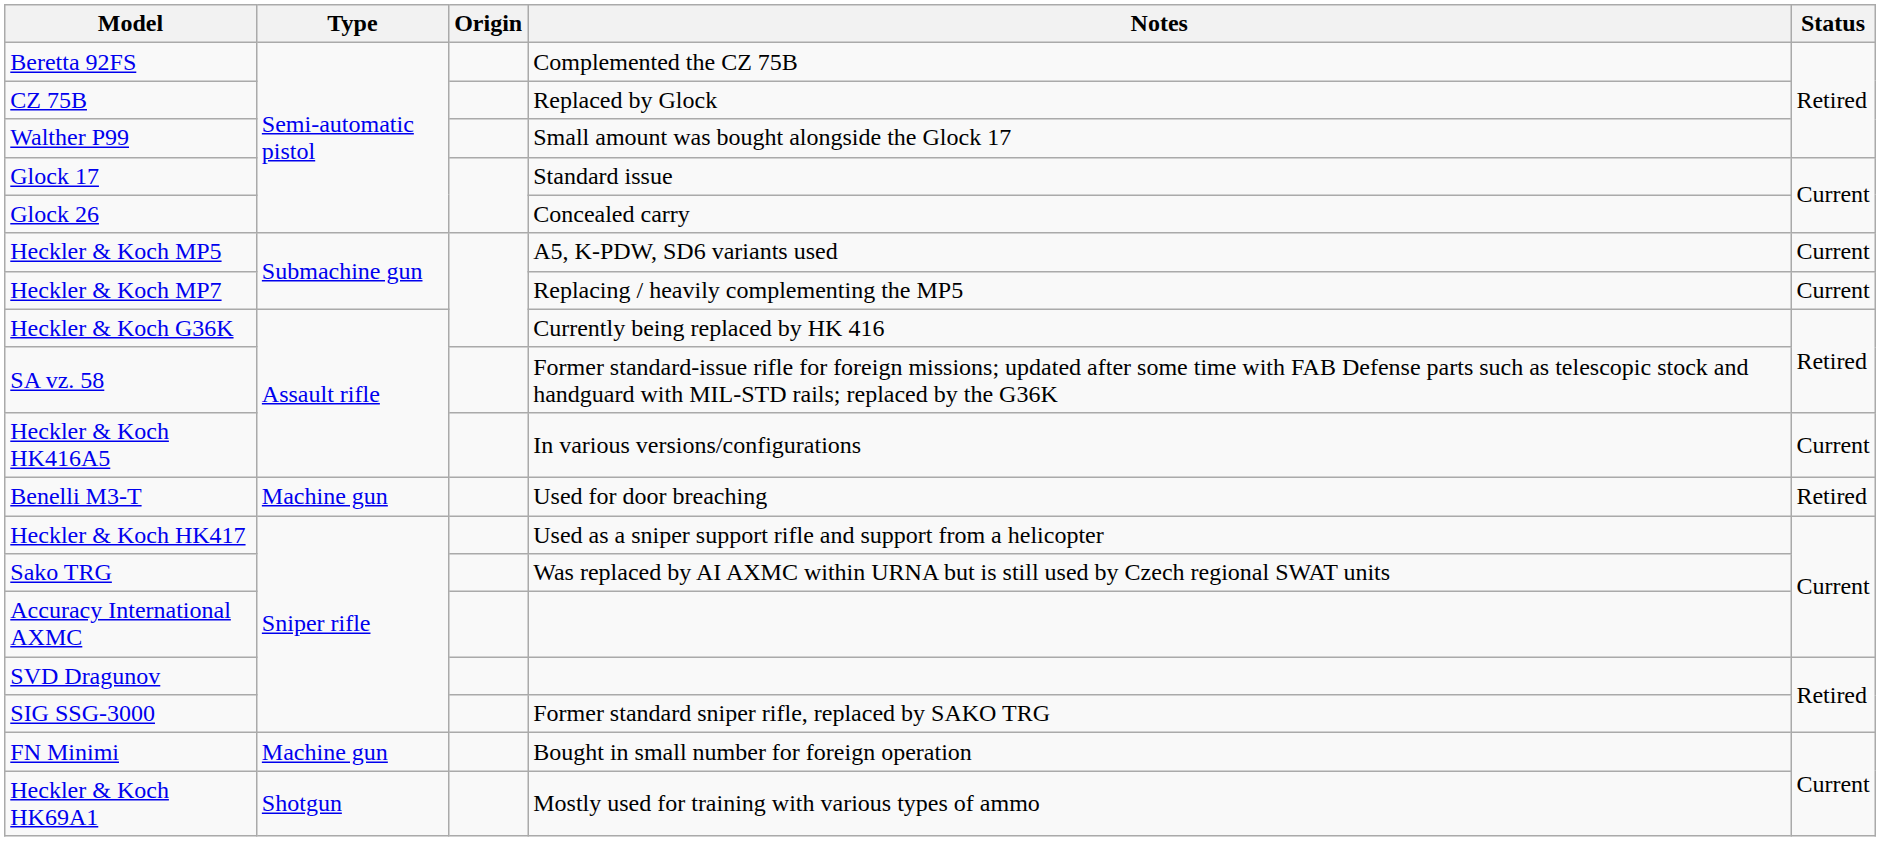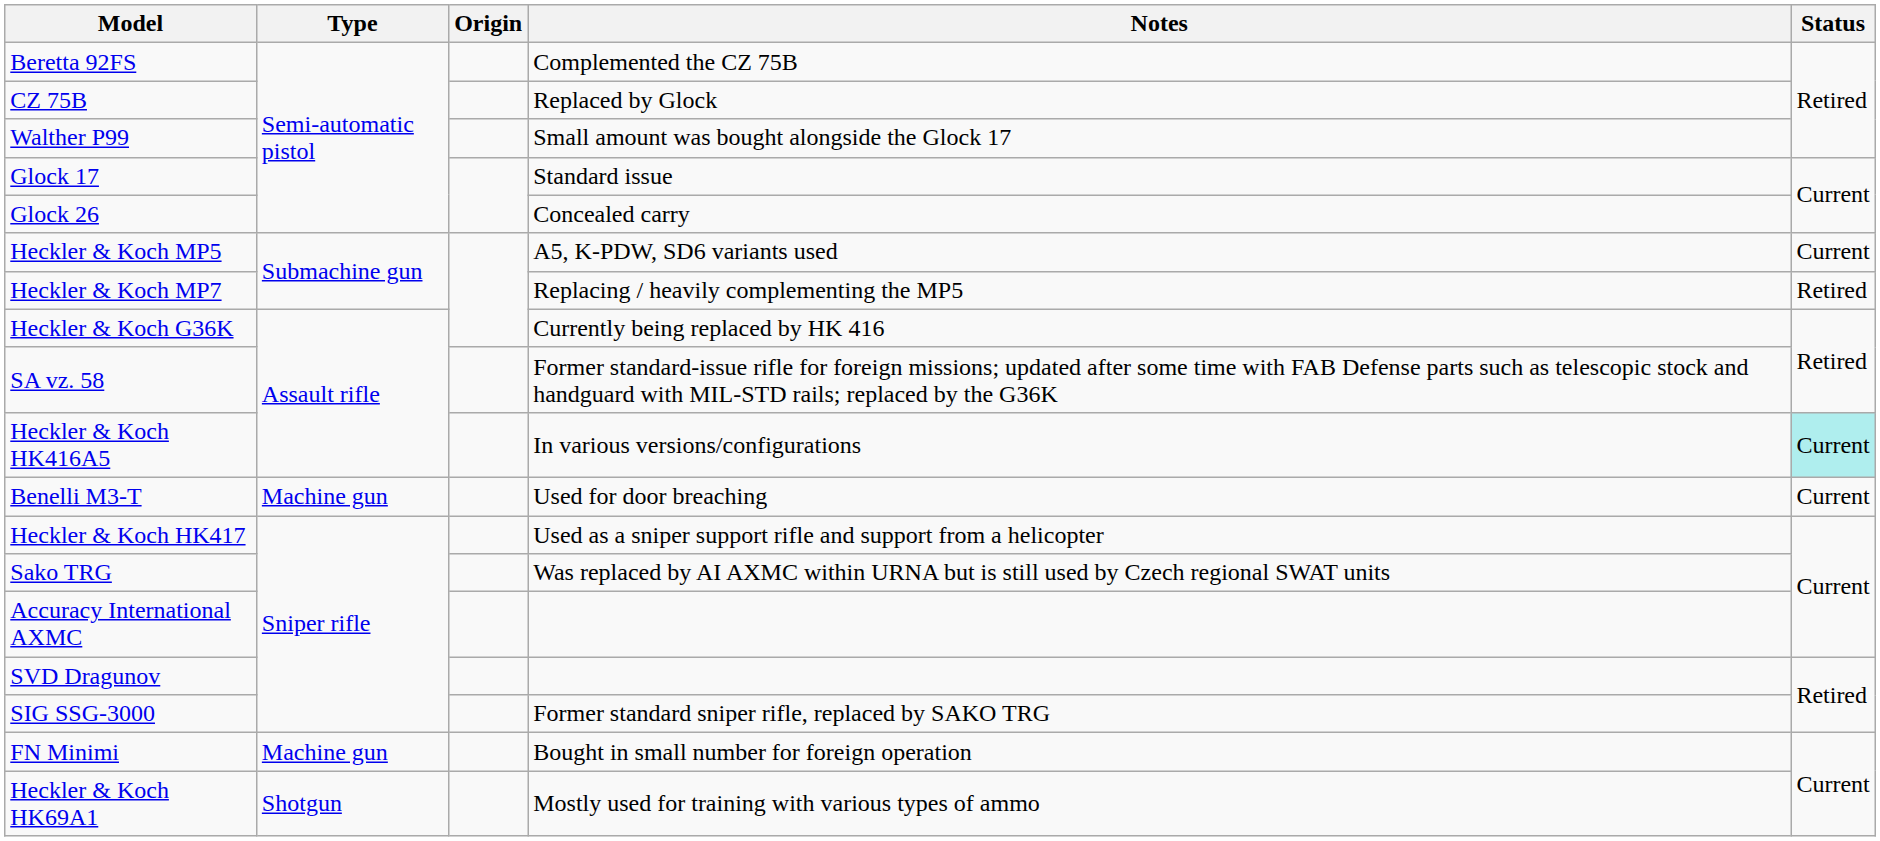(1833, 289) Current -> (1832, 289) Retired
(1833, 444) no background -> (1833, 444) paleturquoise background
(1832, 496) Retired -> (1833, 496) Current
